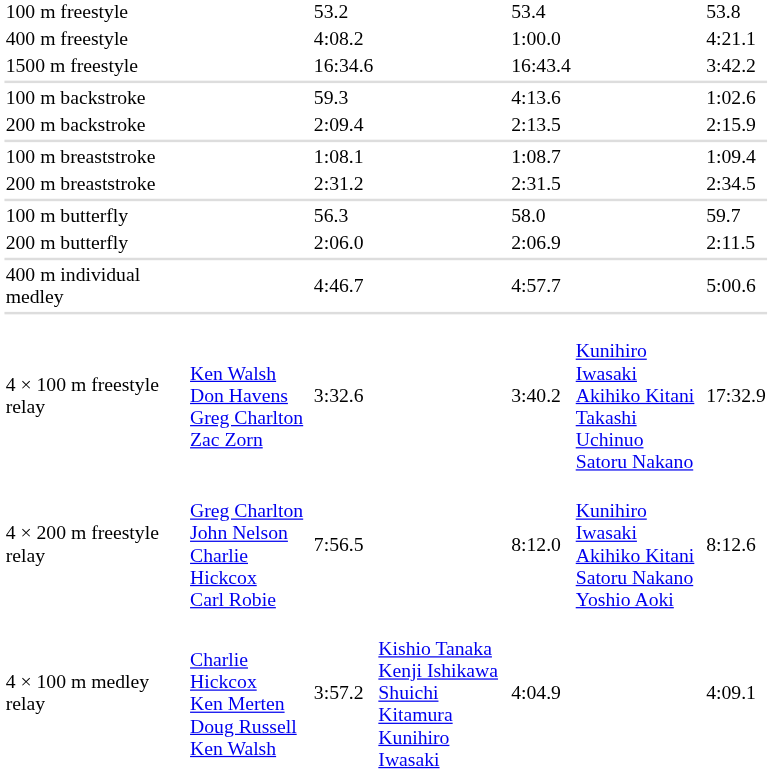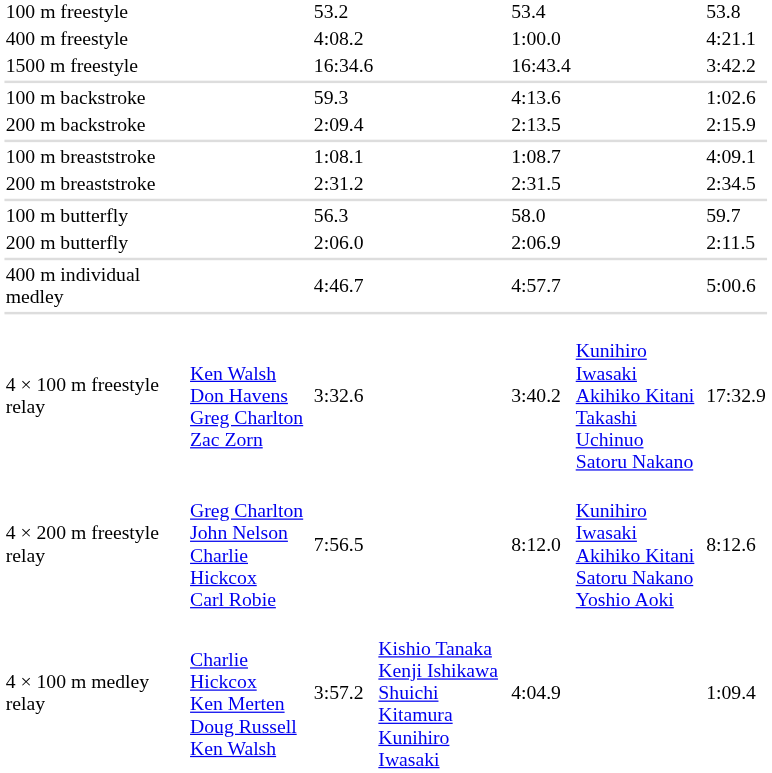(731, 156) 1:09.4 -> (731, 156) 4:09.1
(731, 693) 4:09.1 -> (731, 693) 1:09.4
